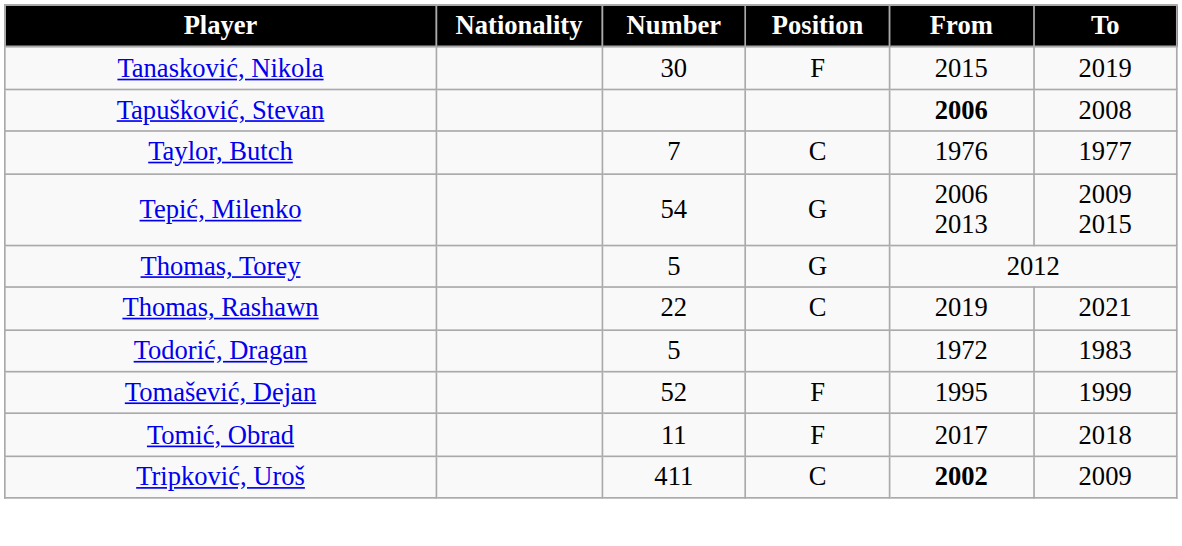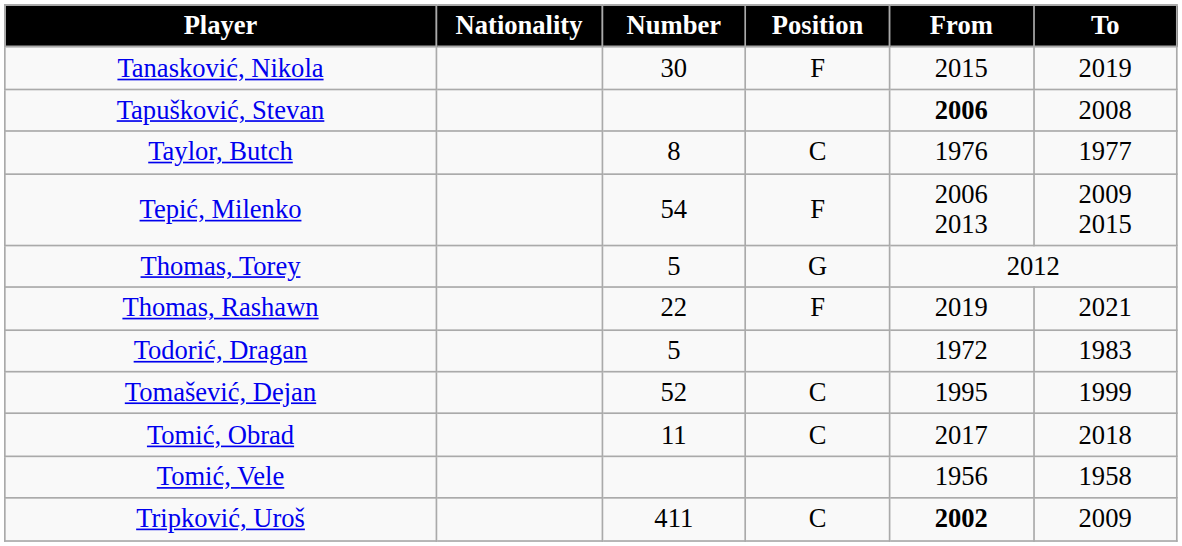(674, 151) 7 -> (674, 151) 8
(818, 208) G -> (818, 208) F
(818, 308) C -> (818, 308) F
(818, 392) F -> (818, 392) C
(818, 434) F -> (818, 434) C
+ row: (221, 476)
